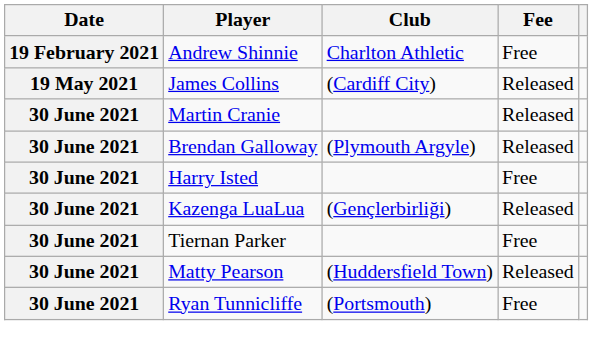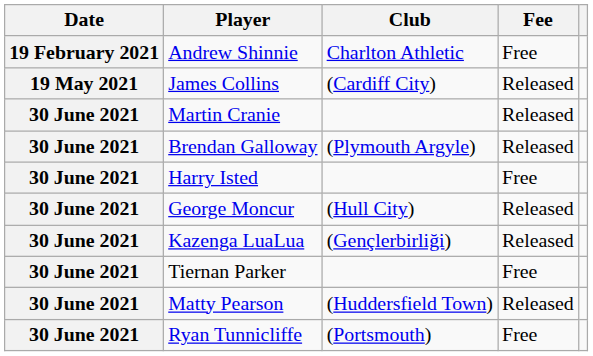+ row: (231, 209)
